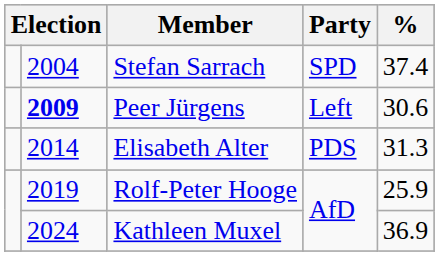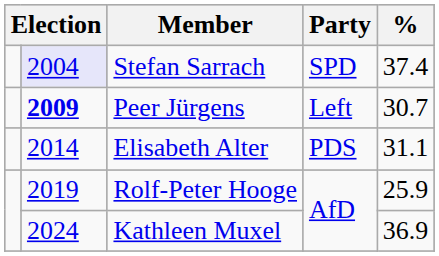(53, 66) no background -> (53, 66) lavender background
(405, 107) 30.6 -> (405, 107) 30.7
(405, 148) 31.3 -> (405, 148) 31.1
